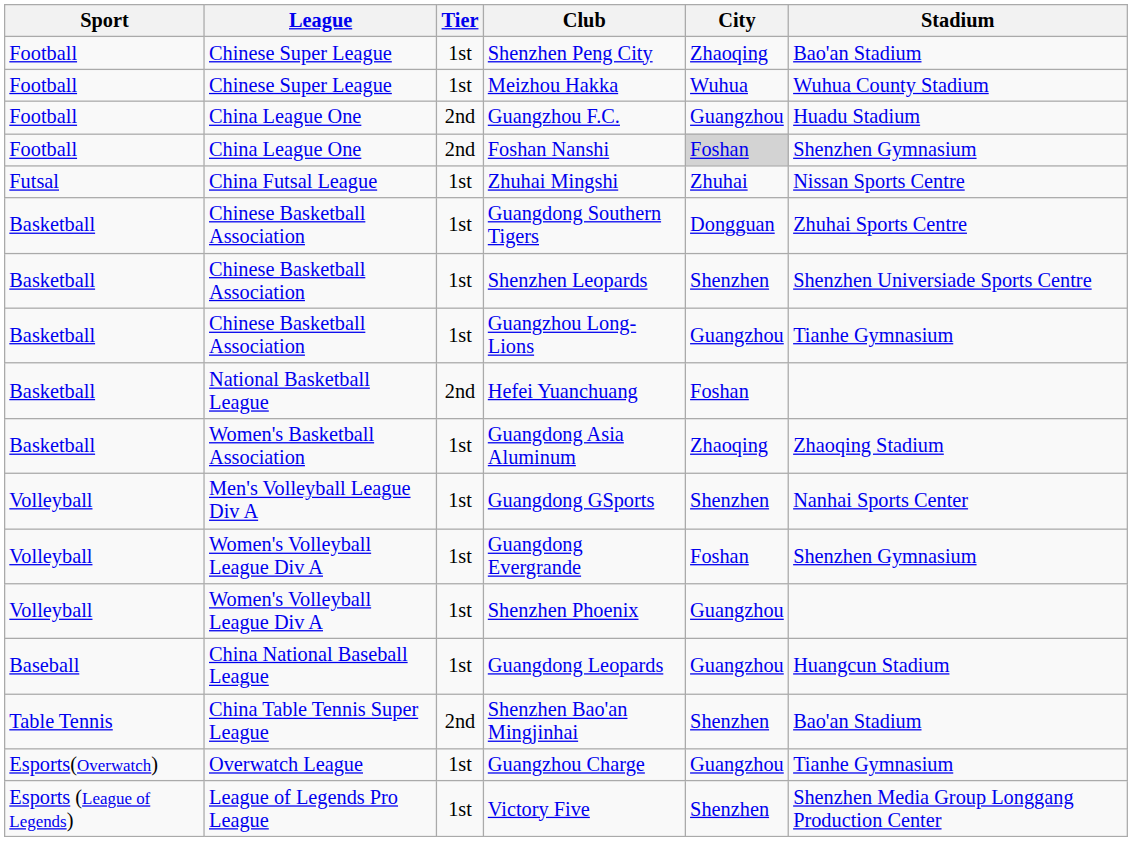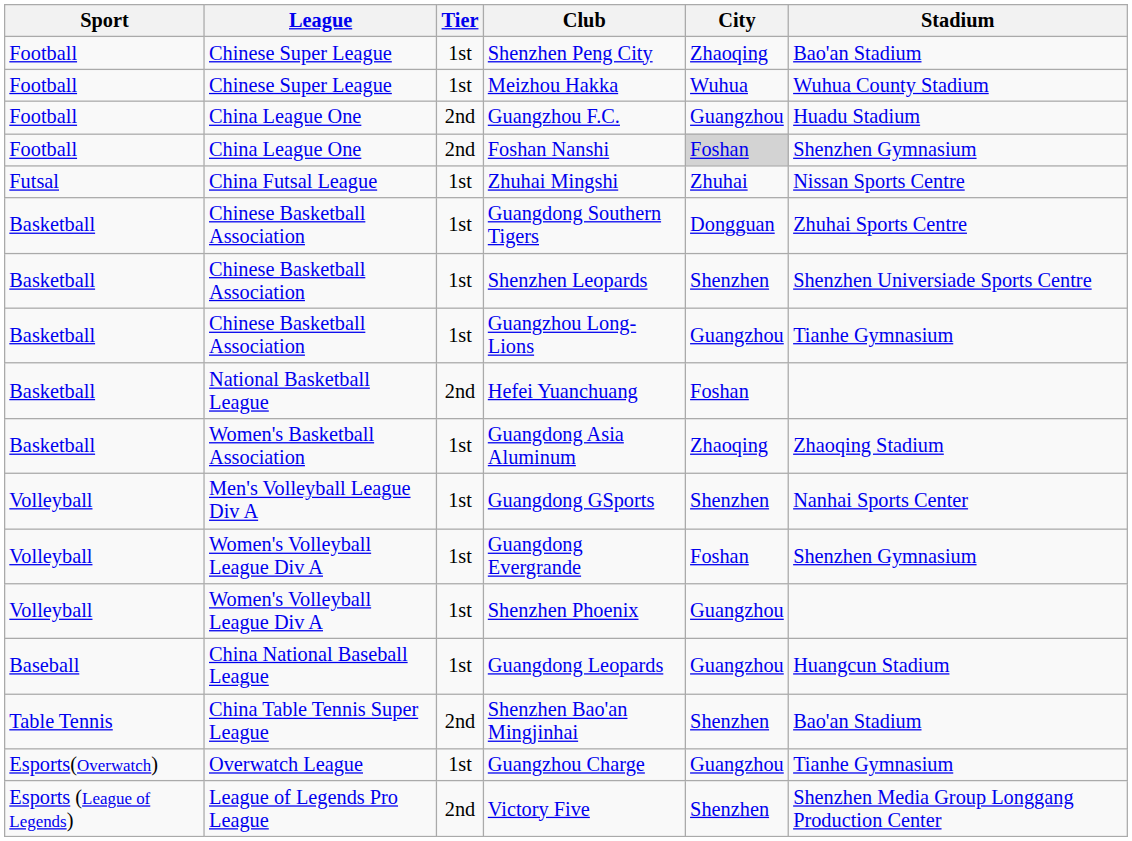(460, 808) 1st -> (460, 808) 2nd
